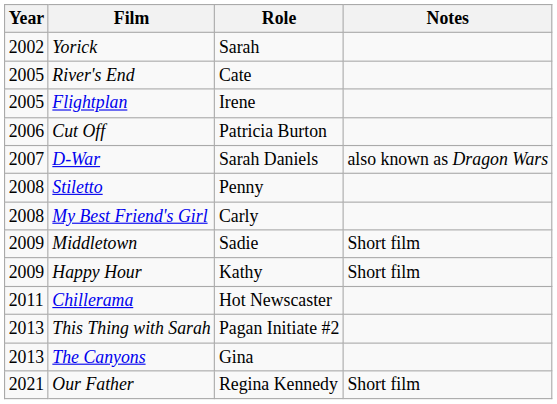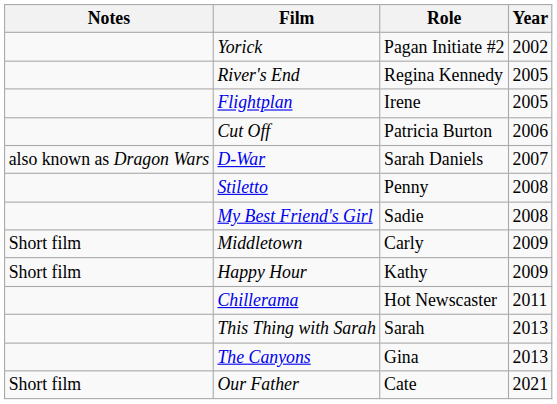columns swapped: (26, 18) <-> (448, 18)
(239, 46) Sarah -> (444, 46) Pagan Initiate #2
(235, 74) Cate -> (443, 74) Regina Kennedy
(239, 215) Carly -> (404, 215) Sadie
(239, 243) Sadie -> (404, 243) Carly
(279, 328) Pagan Initiate #2 -> (404, 328) Sarah
(278, 384) Regina Kennedy -> (400, 384) Cate
